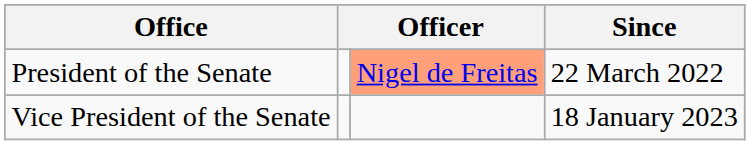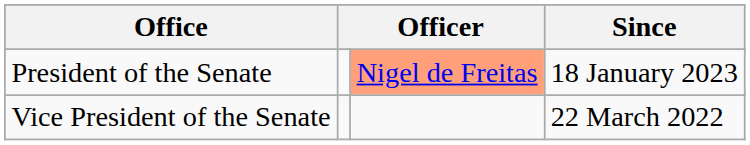(637, 71) 22 March 2022 -> (644, 71) 18 January 2023
(644, 116) 18 January 2023 -> (637, 116) 22 March 2022
